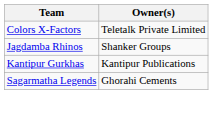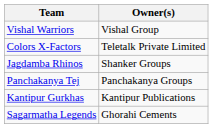+ row: (40, 30)
+ row: (43, 81)
